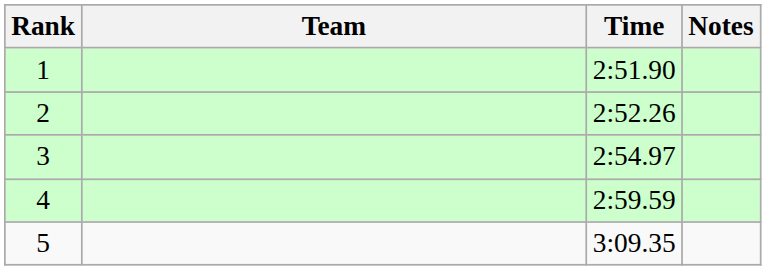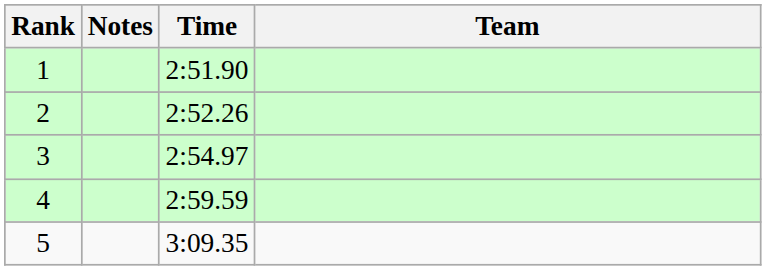columns swapped: (334, 26) <-> (721, 26)
